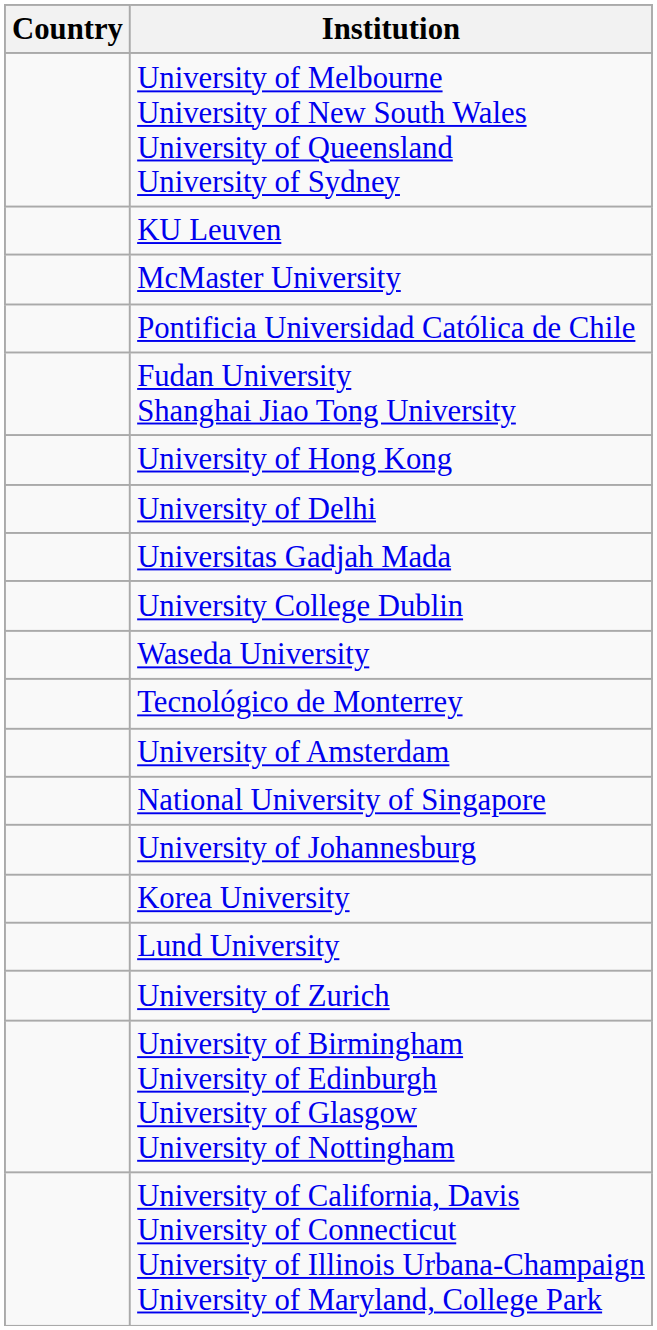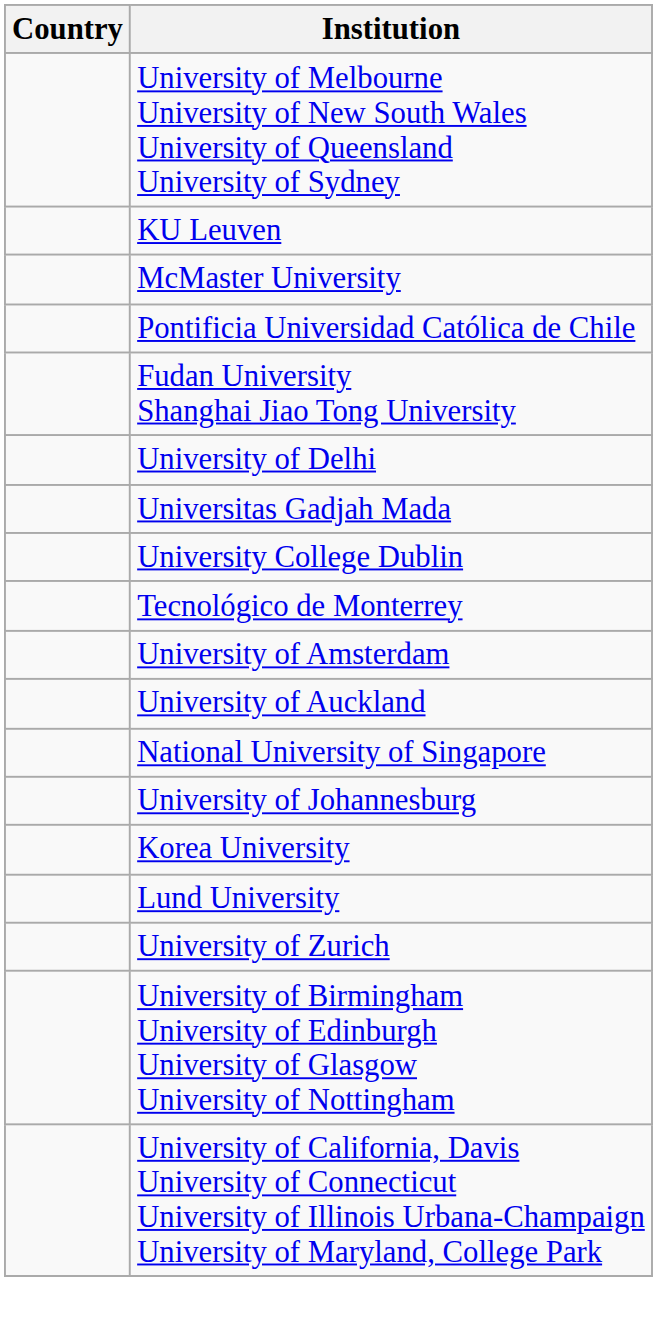- row: (295, 459)
- row: (253, 654)
+ row: (281, 703)
